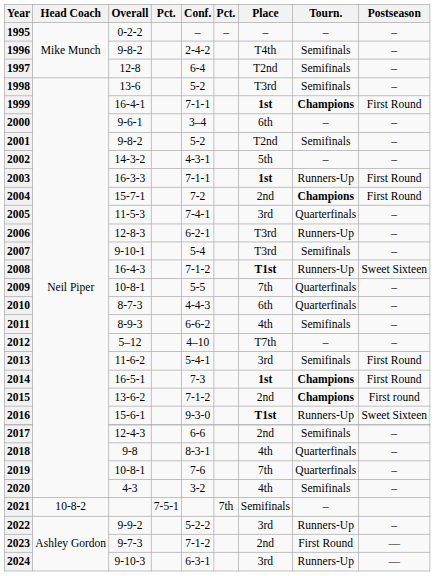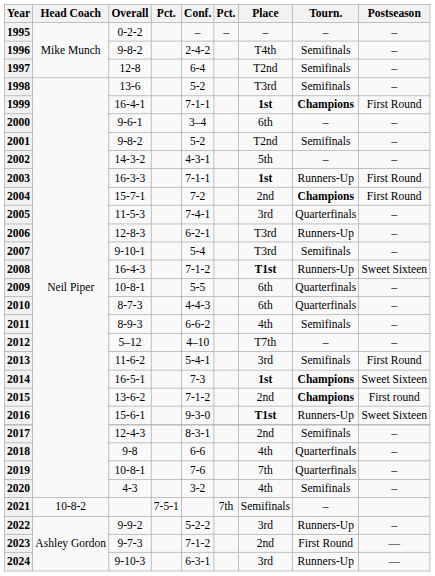(265, 287) 7th -> (265, 287) 6th
(394, 379) First Round -> (394, 379) Sweet Sixteen
(198, 433) 6-6 -> (198, 433) 8-3-1
(198, 452) 8-3-1 -> (198, 452) 6-6
